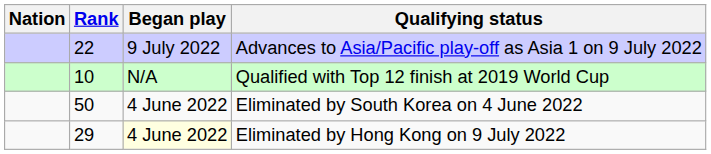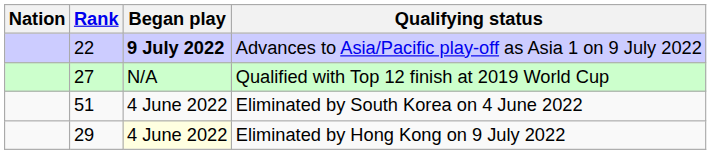(174, 47) normal -> (176, 47) bold
(84, 76) 10 -> (84, 76) 27
(84, 105) 50 -> (84, 105) 51
